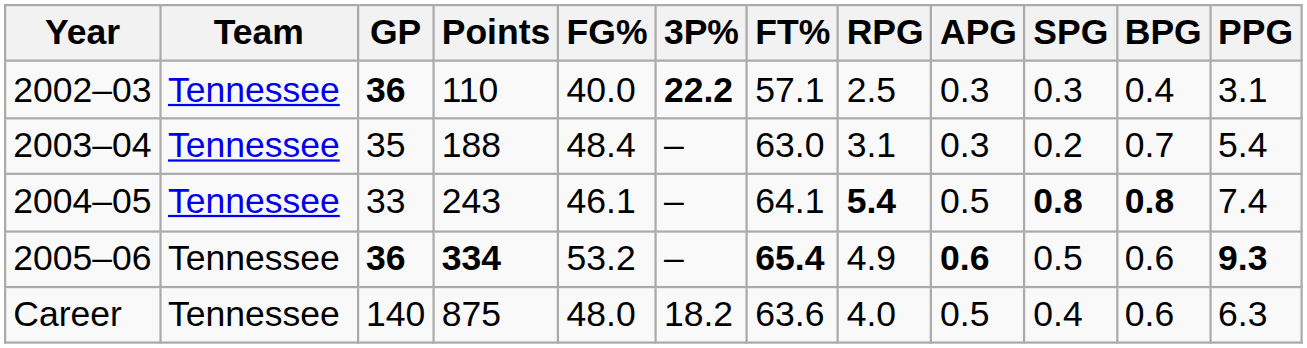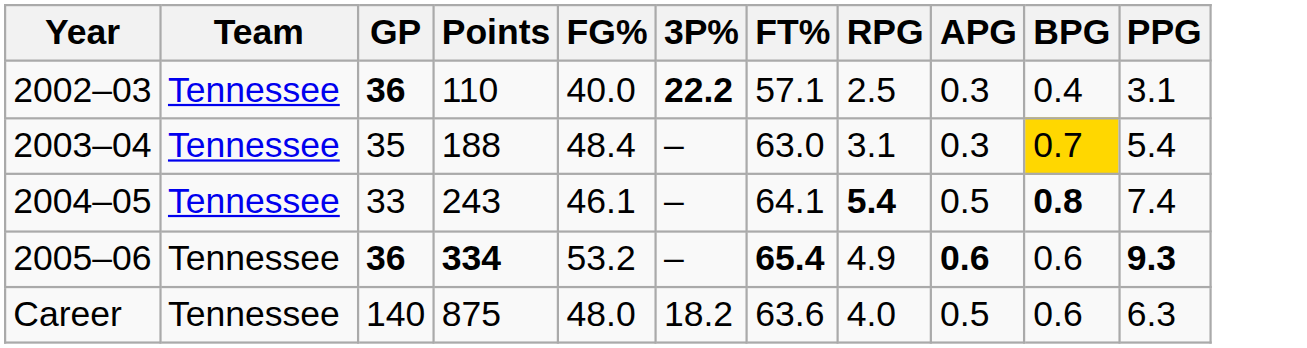- column: (1071, 32)
(1149, 145) no background -> (1058, 145) gold background
